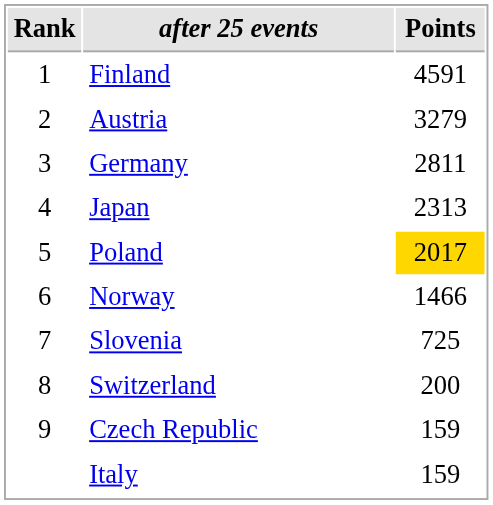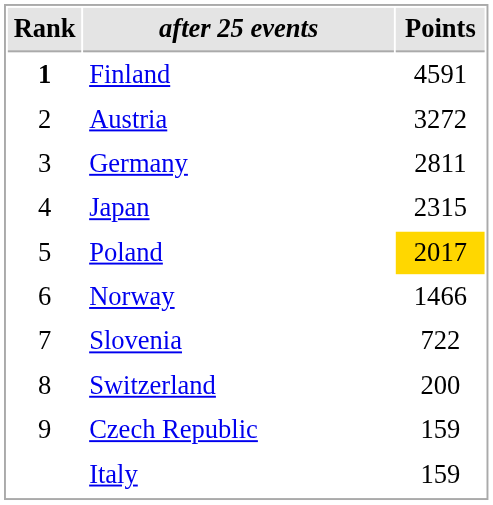(45, 74) normal -> (45, 74) bold
(440, 119) 3279 -> (440, 119) 3272
(440, 208) 2313 -> (440, 208) 2315
(440, 341) 725 -> (440, 341) 722
